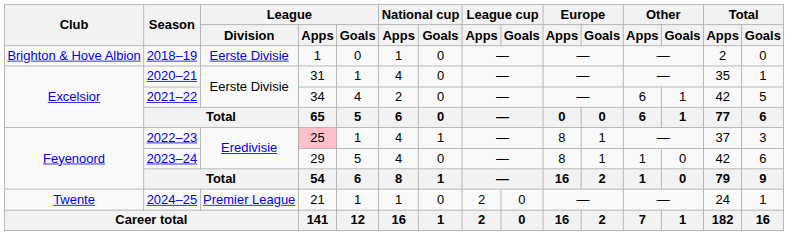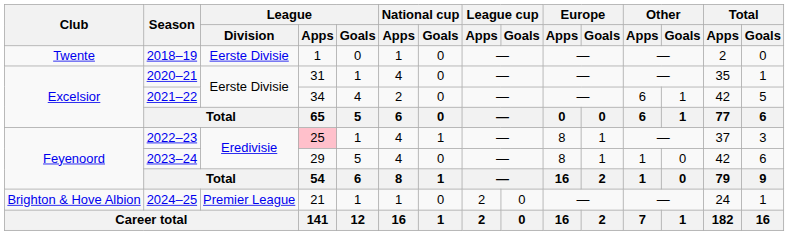(74, 55) Brighton & Hove Albion -> (74, 55) Twente
(74, 199) Twente -> (74, 199) Brighton & Hove Albion
